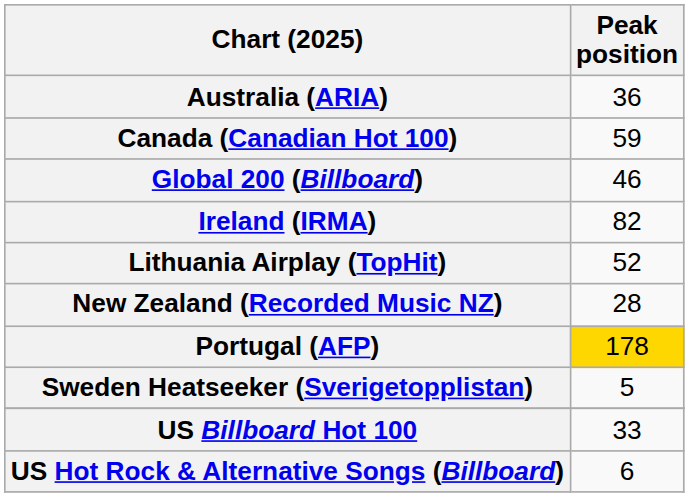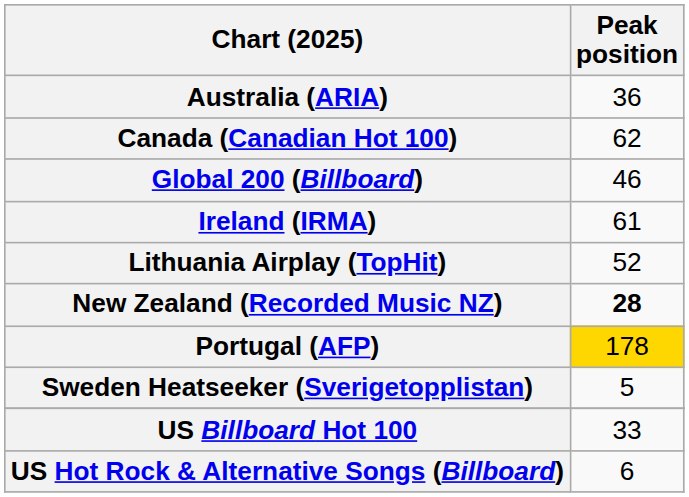(627, 138) 59 -> (627, 138) 62
(627, 221) 82 -> (627, 221) 61
(627, 304) normal -> (627, 304) bold
